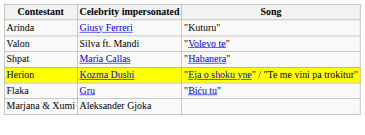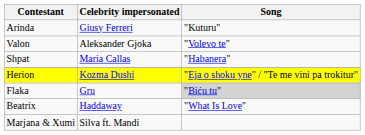(109, 43) Silva ft. Mandi -> (115, 43) Aleksander Gjoka
(203, 91) no background -> (203, 91) lightgrey background
+ row: (21, 106)
(115, 106) Aleksander Gjoka -> (109, 122) Silva ft. Mandi
